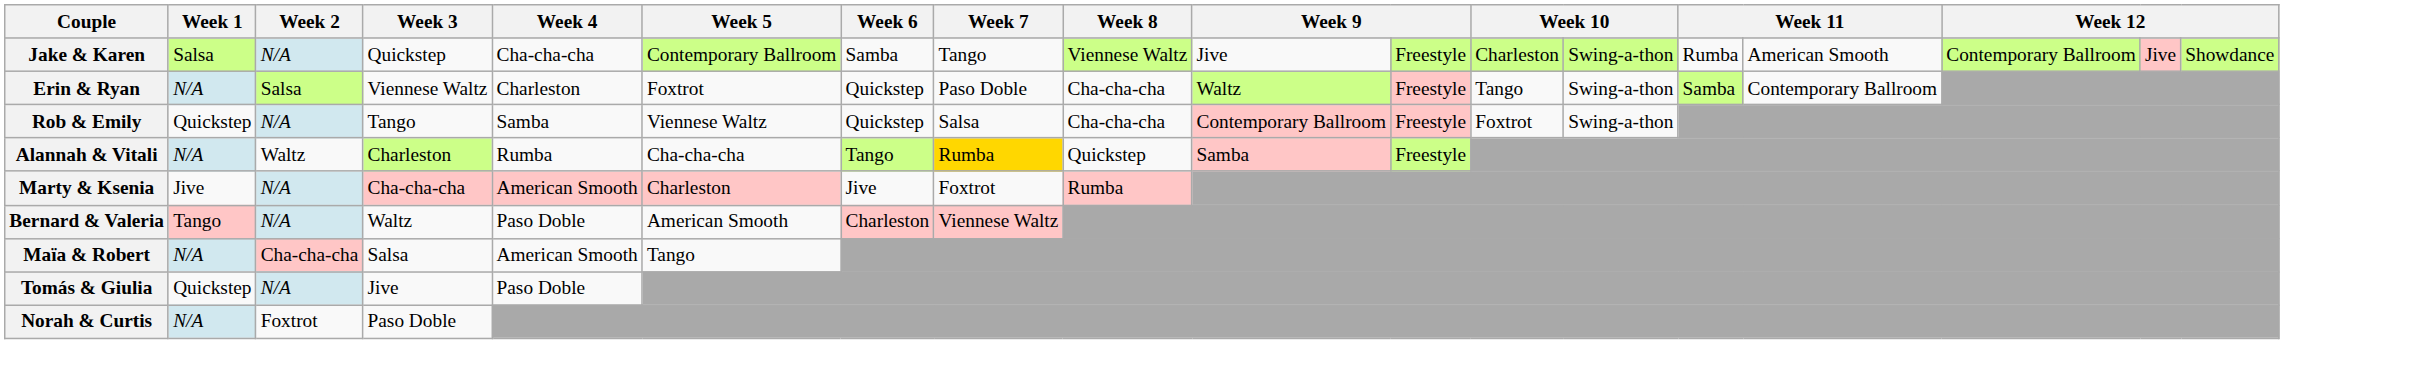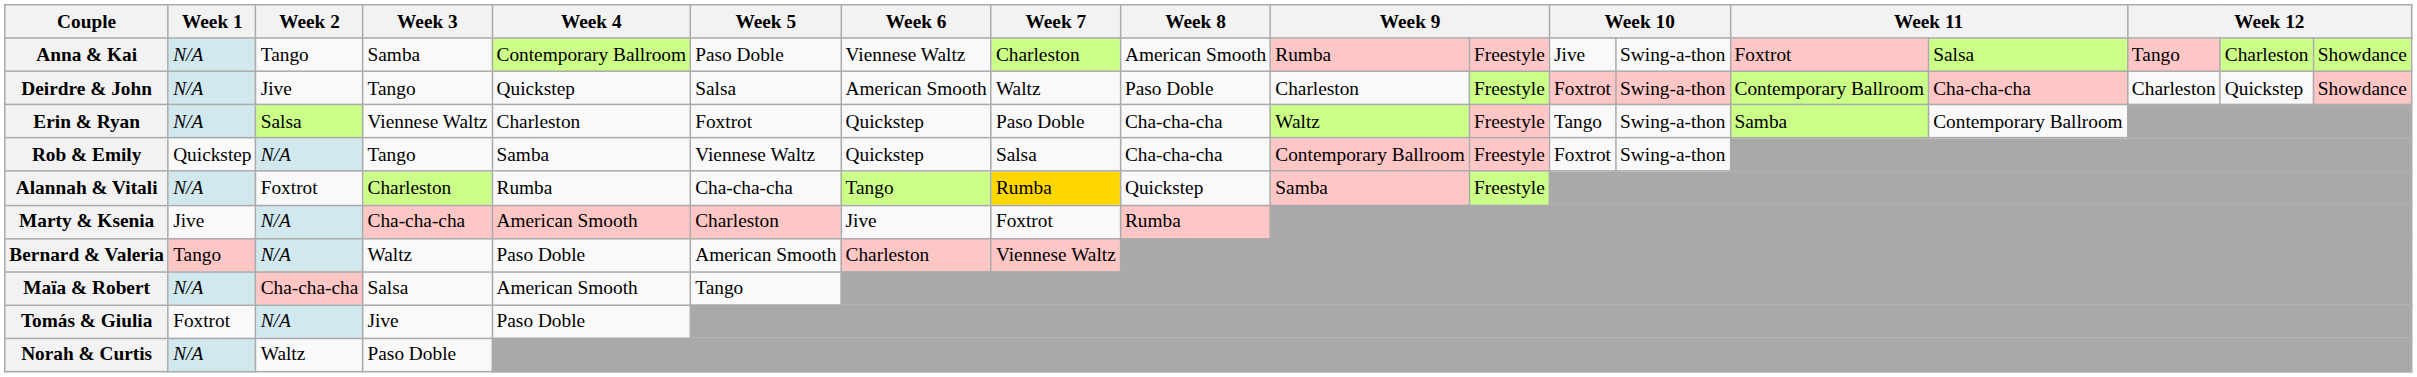- row: (87, 55)
+ row: (87, 55)
+ row: (87, 88)
(283, 155) Waltz -> (289, 188) Foxtrot
(212, 288) Quickstep -> (202, 321) Foxtrot
(289, 321) Foxtrot -> (283, 355) Waltz
